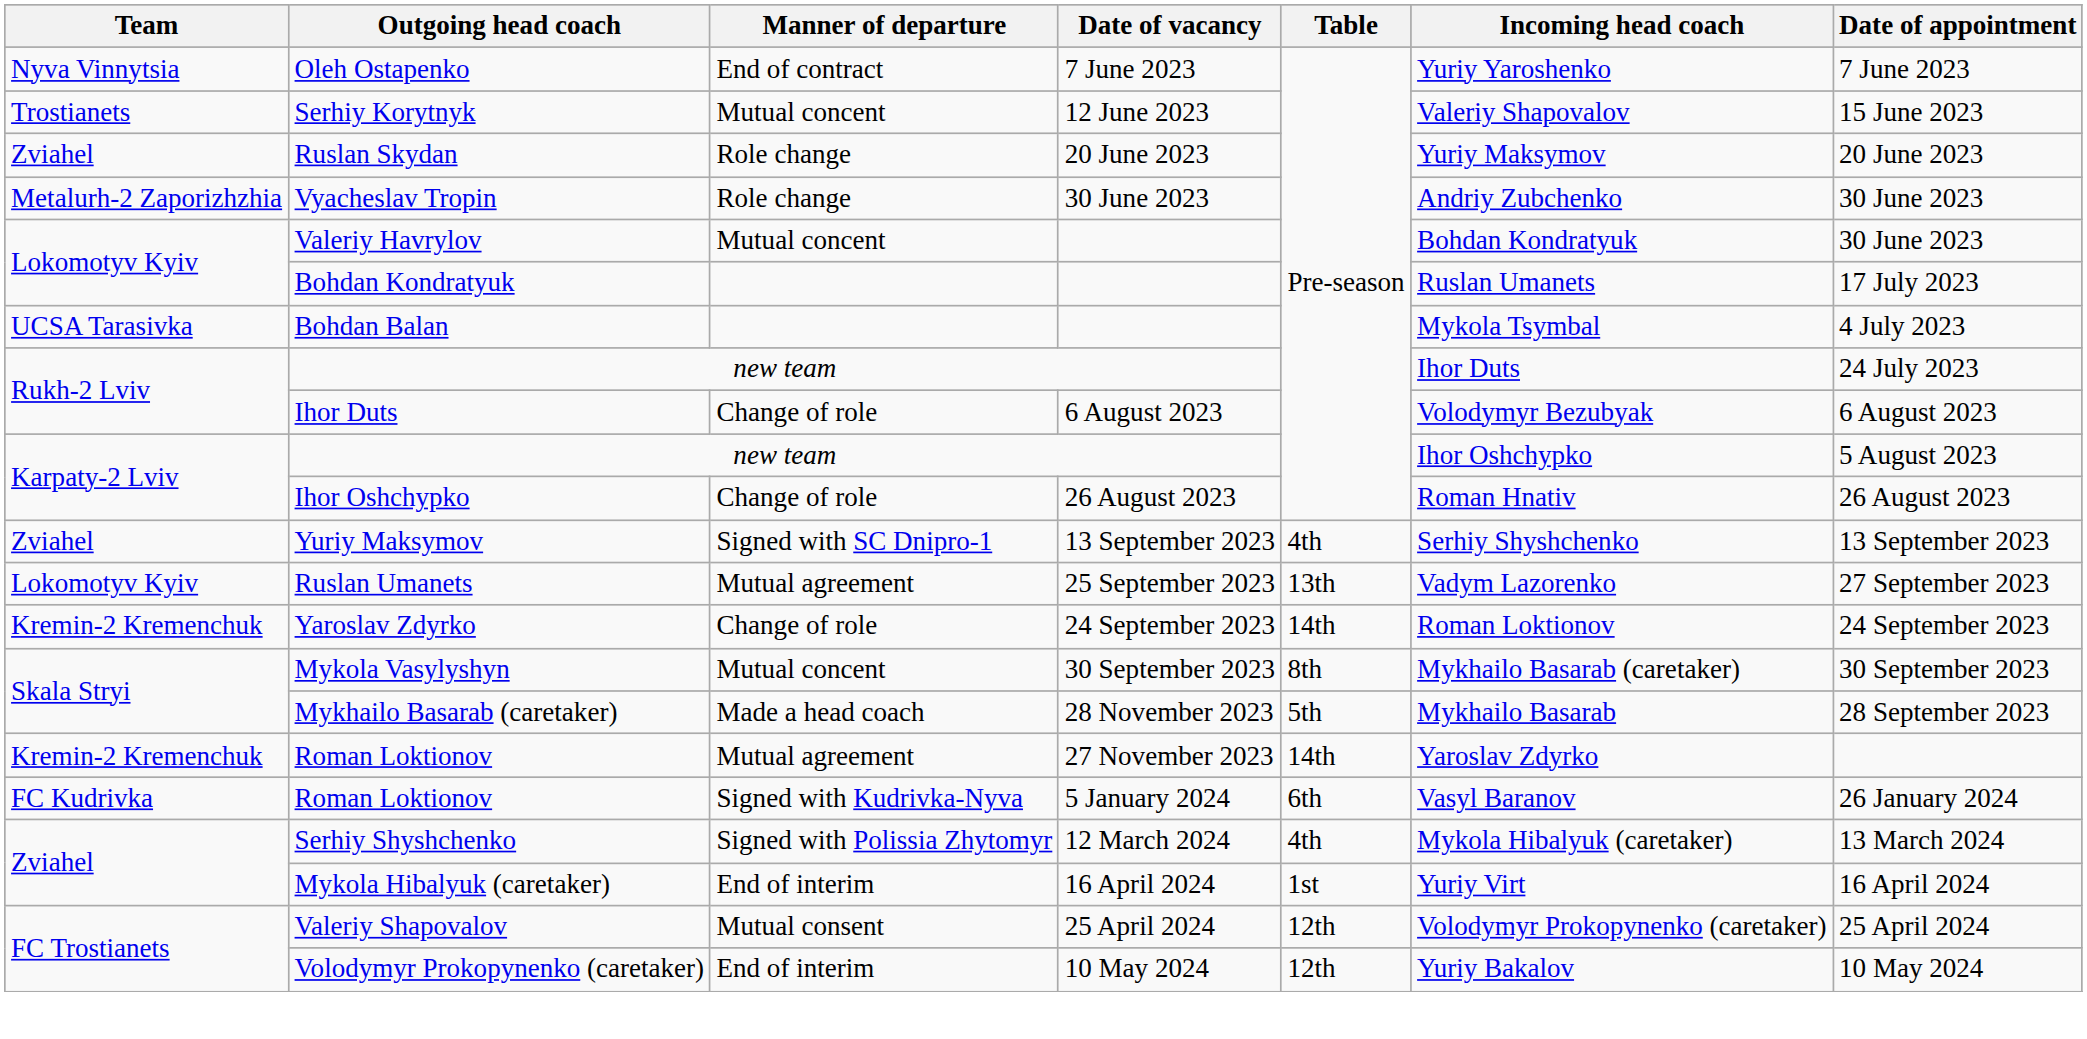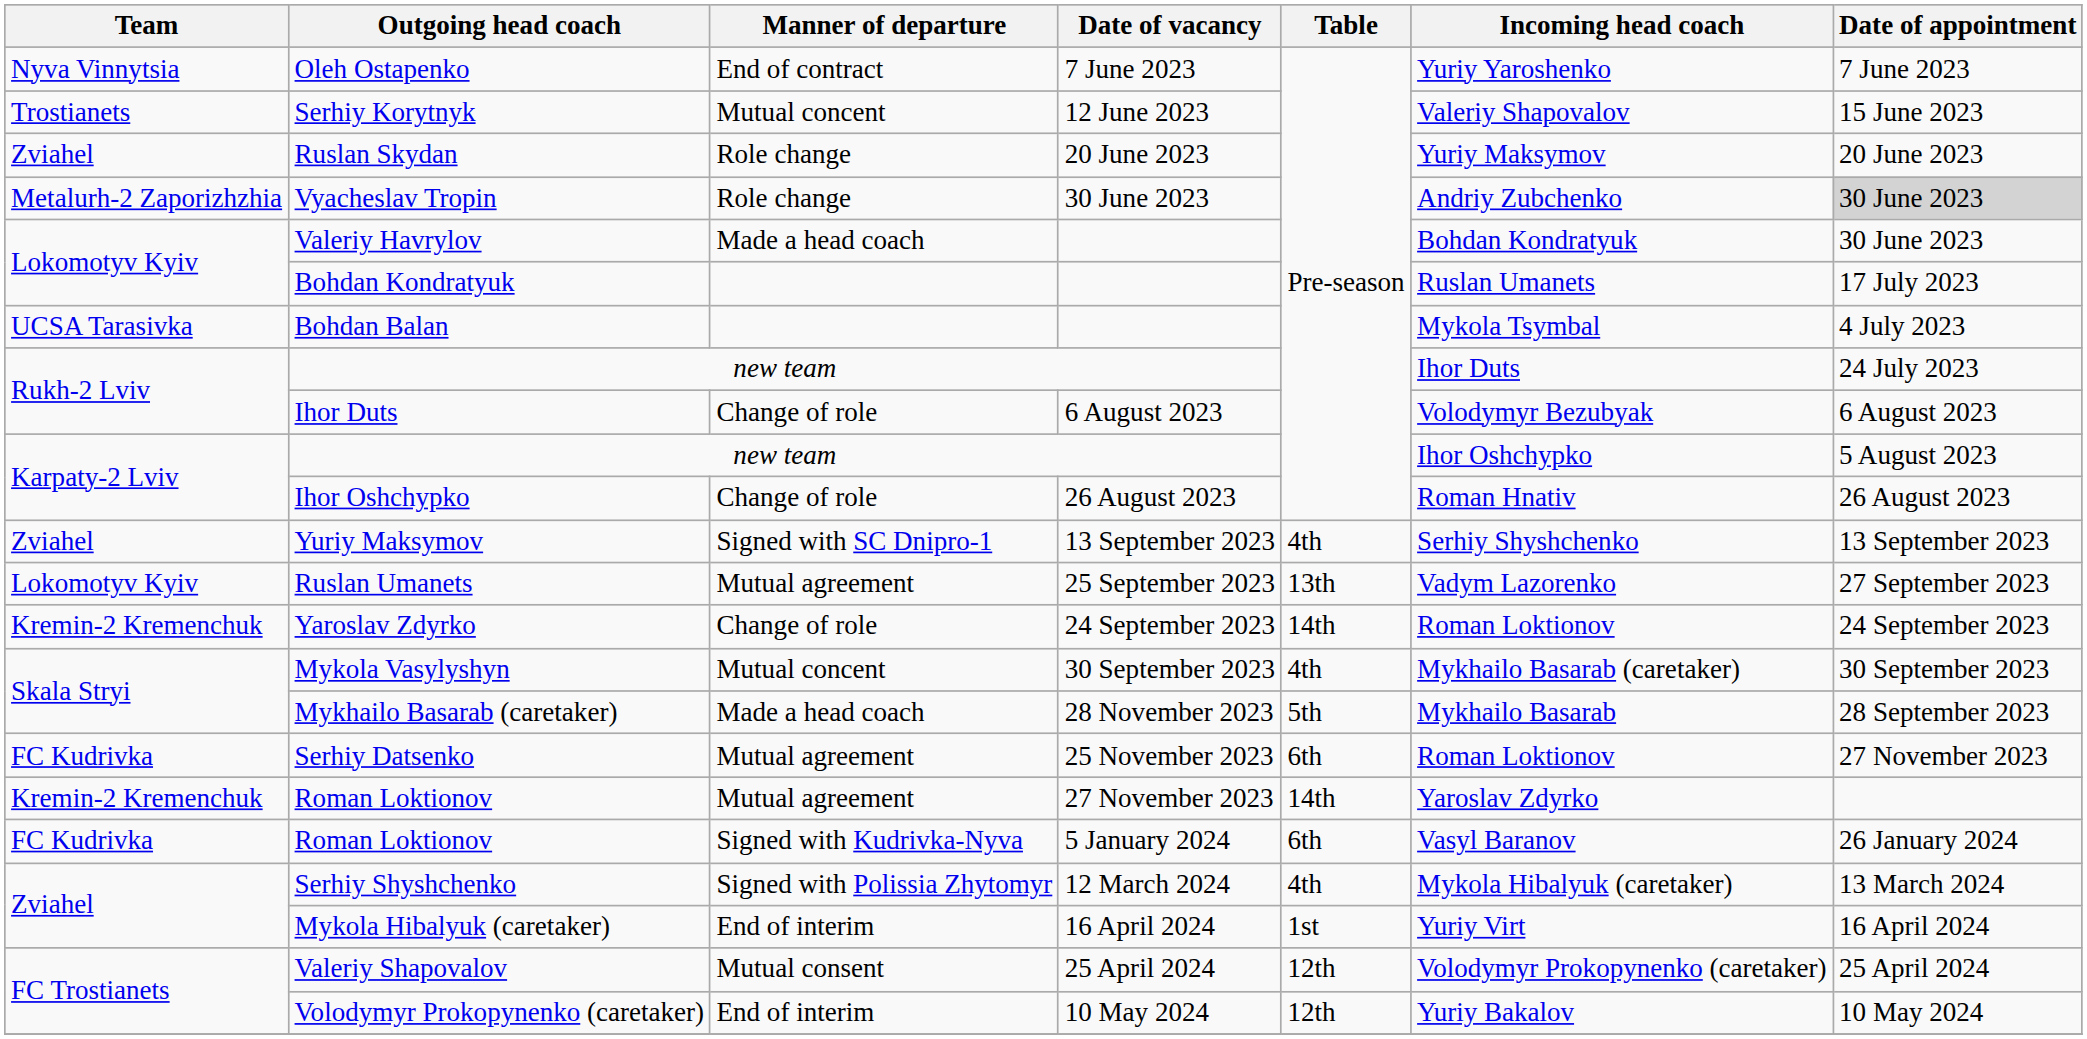(1911, 197) no background -> (1911, 197) lightgrey background
(801, 240) Mutual concent -> (821, 240) Made a head coach
(1305, 669) 8th -> (1305, 669) 4th
+ row: (82, 754)
